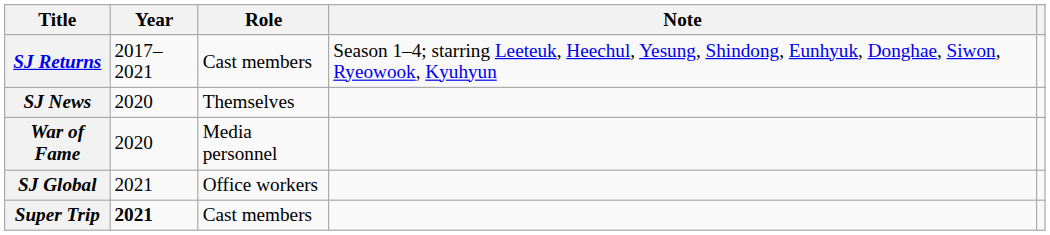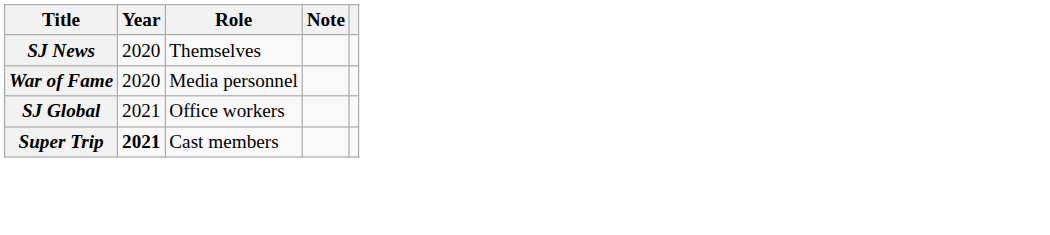- row: (57, 60)
